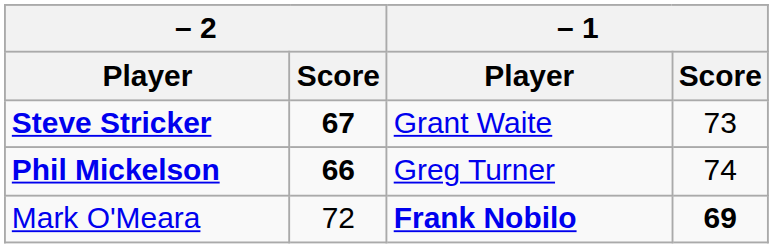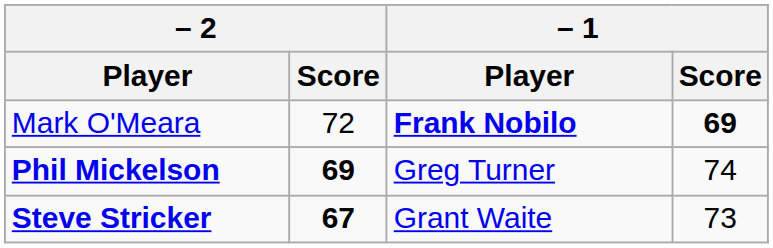rows swapped: (106, 218) <-> (112, 123)
(338, 170) 66 -> (338, 170) 69
